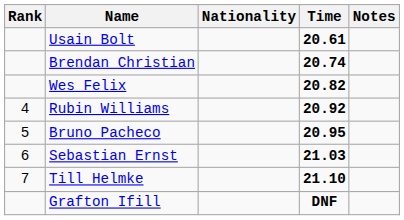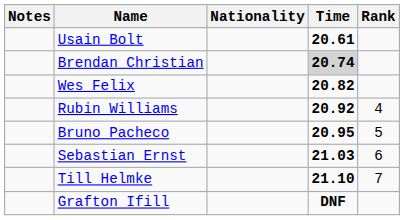columns swapped: (25, 16) <-> (374, 16)
(324, 63) no background -> (333, 63) lightgrey background
